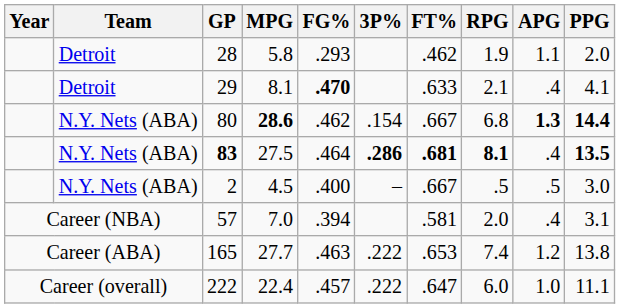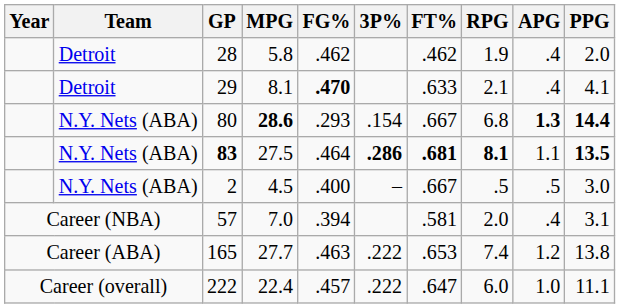(333, 54) .293 -> (333, 54) .462
(548, 54) 1.1 -> (553, 54) .4
(333, 120) .462 -> (333, 120) .293
(553, 153) .4 -> (548, 153) 1.1
